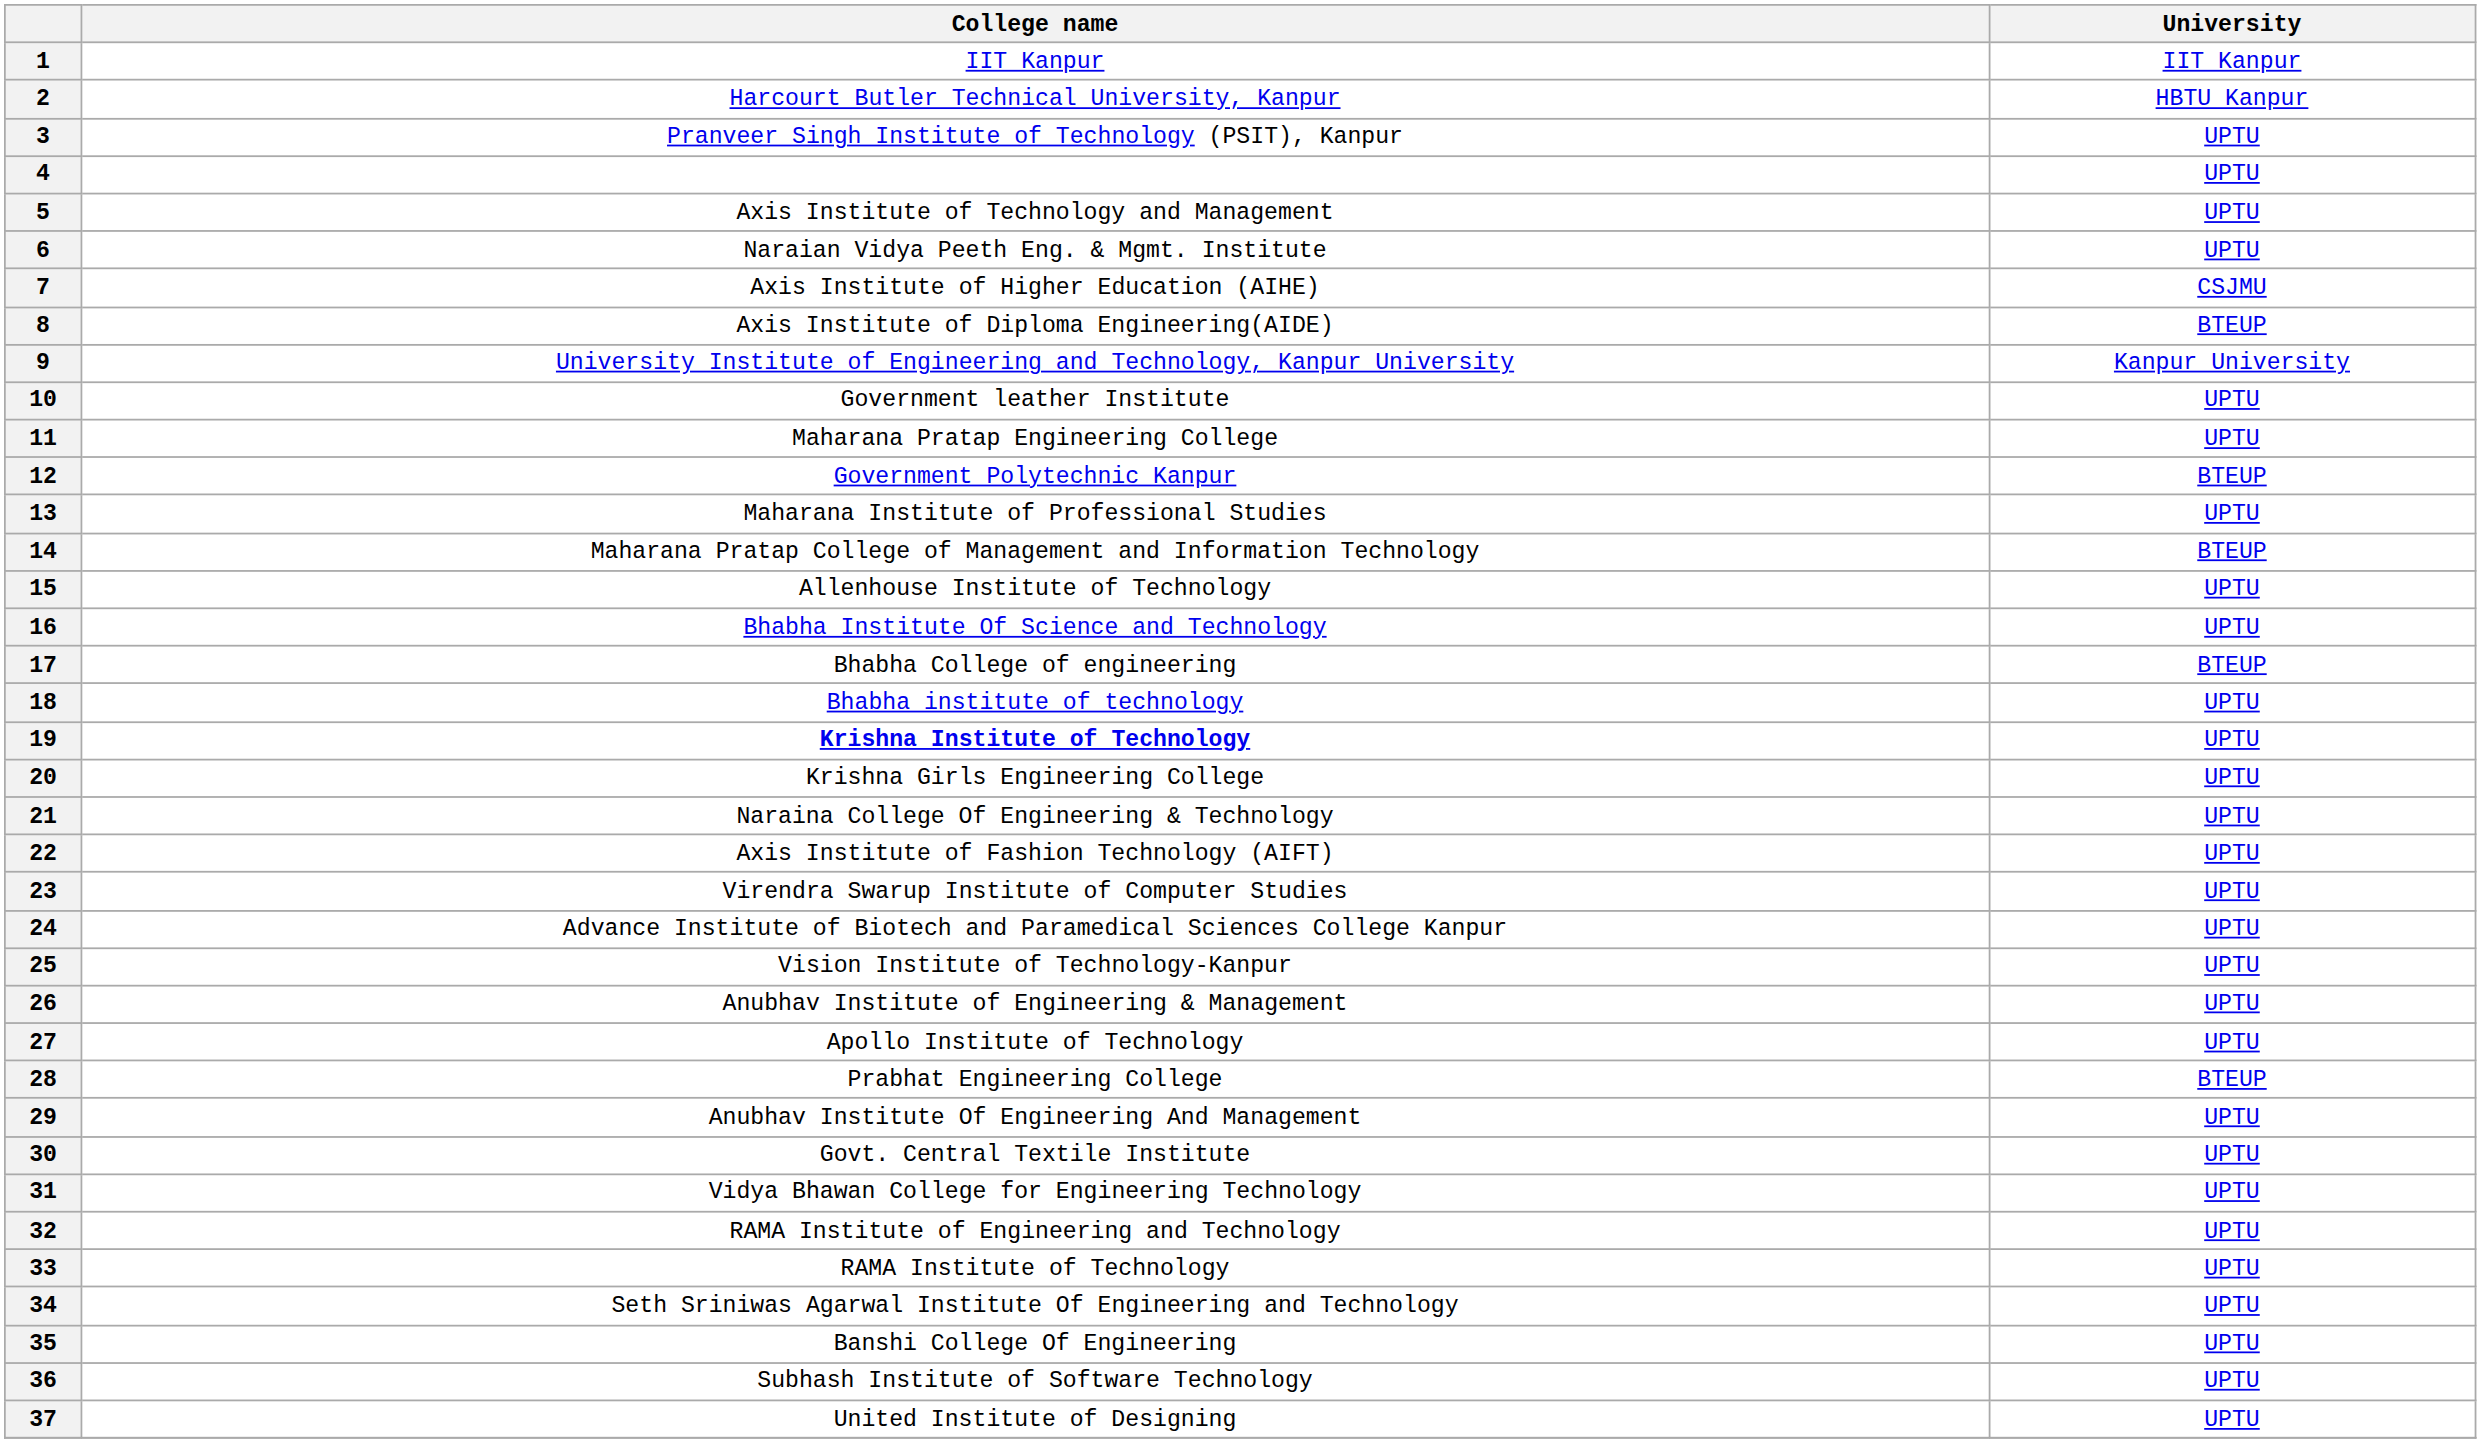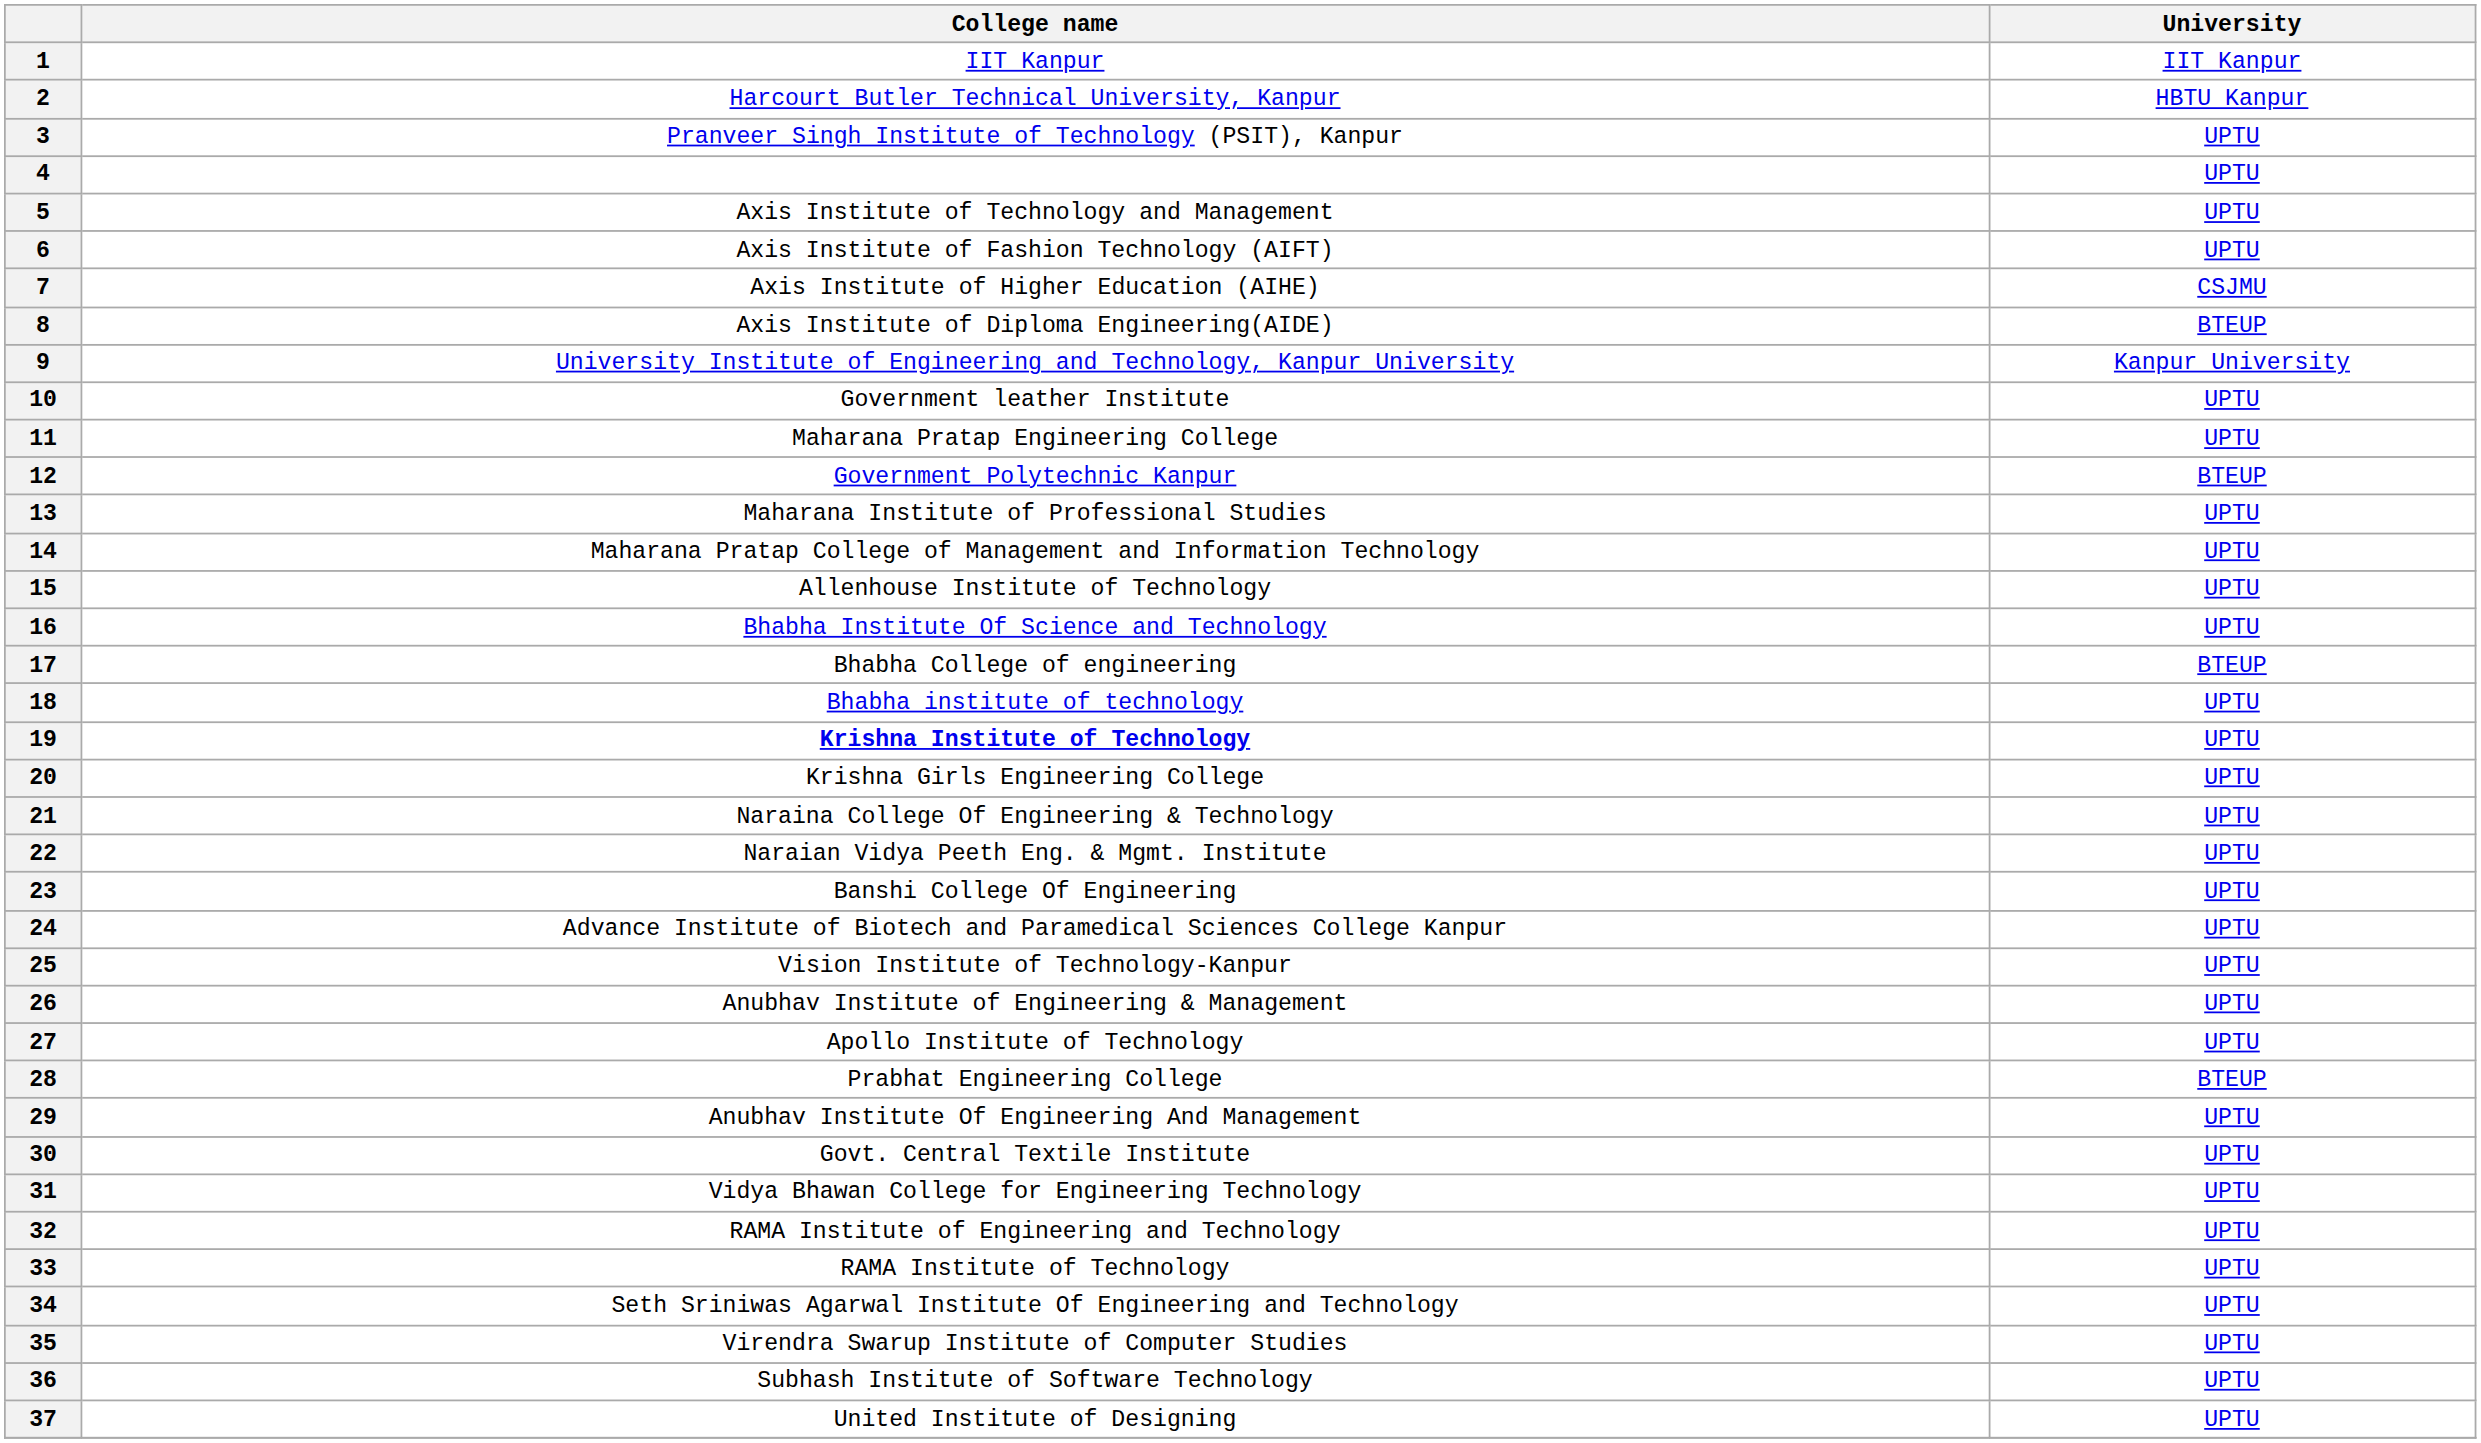(1035, 250) Naraian Vidya Peeth Eng. & Mgmt. Institute -> (1035, 250) Axis Institute of Fashion Technology (AIFT)
(2232, 552) BTEUP -> (2232, 552) UPTU
(1035, 853) Axis Institute of Fashion Technology (AIFT) -> (1035, 853) Naraian Vidya Peeth Eng. & Mgmt. Institute
(1035, 891) Virendra Swarup Institute of Computer Studies -> (1035, 891) Banshi College Of Engineering
(1035, 1344) Banshi College Of Engineering -> (1035, 1344) Virendra Swarup Institute of Computer Studies
